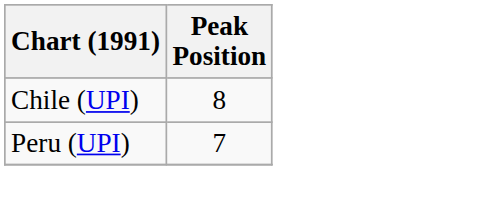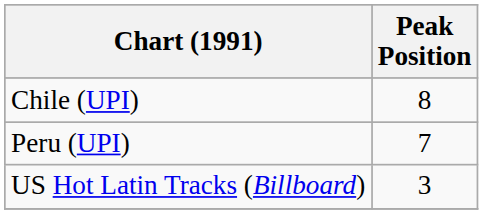+ row: (188, 186)
